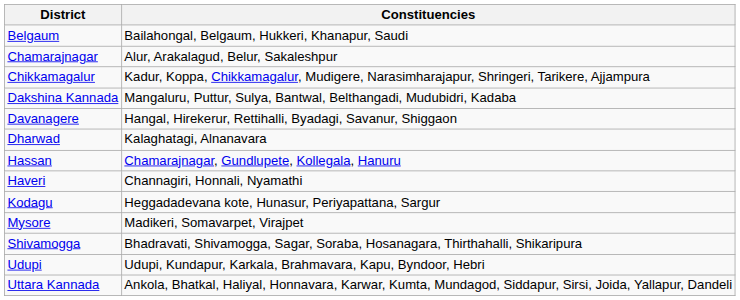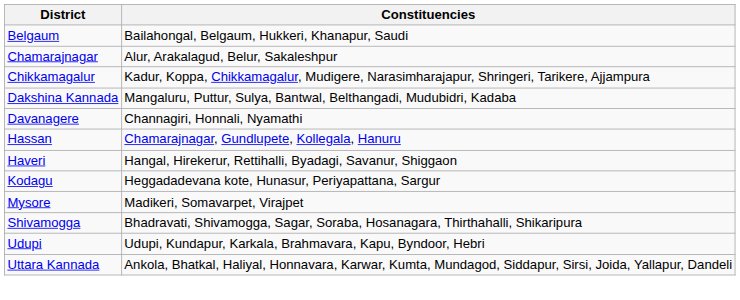(291, 118) Hangal, Hirekerur, Rettihalli, Byadagi, Savanur, Shiggaon -> (213, 118) Channagiri, Honnali, Nyamathi
- row: (34, 139)
(213, 181) Channagiri, Honnali, Nyamathi -> (291, 160) Hangal, Hirekerur, Rettihalli, Byadagi, Savanur, Shiggaon
